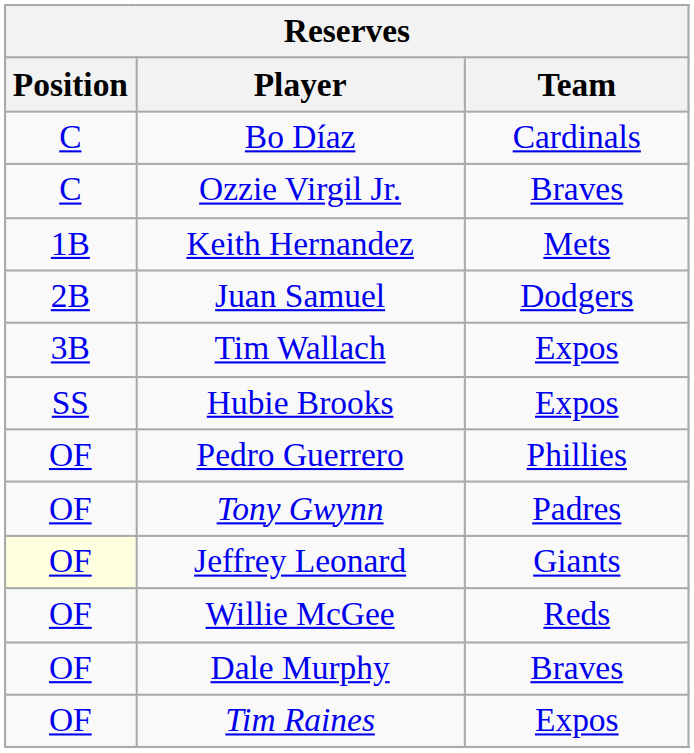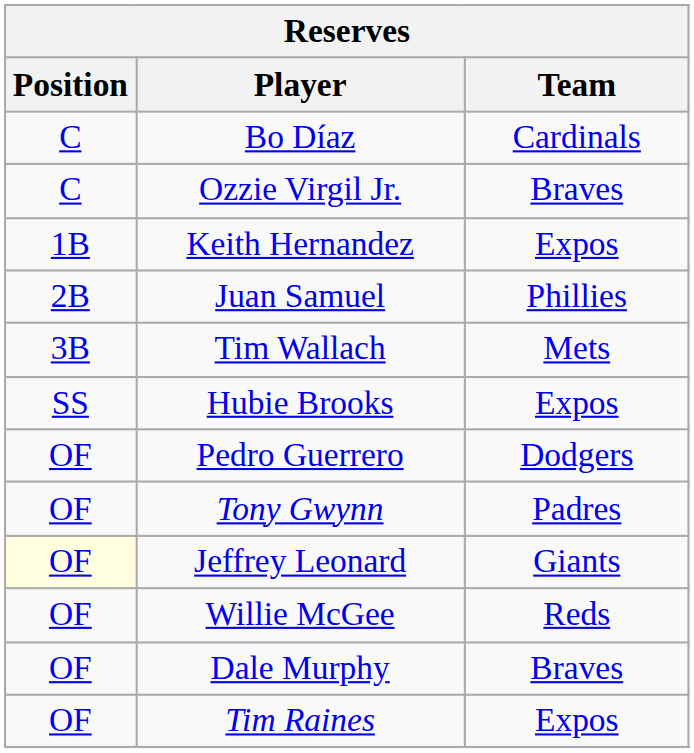(577, 243) Mets -> (577, 243) Expos
(577, 296) Dodgers -> (577, 296) Phillies
(577, 349) Expos -> (577, 349) Mets
(577, 455) Phillies -> (577, 455) Dodgers
